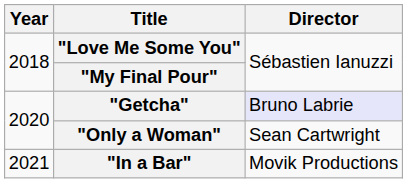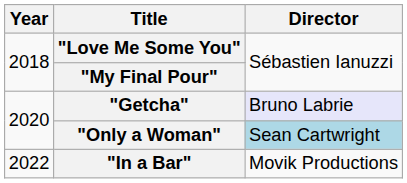(314, 134) no background -> (314, 134) lightblue background
(29, 163) 2021 -> (29, 163) 2022
